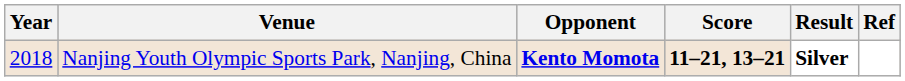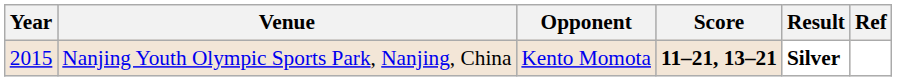(31, 57) 2018 -> (31, 57) 2015
(590, 57) bold -> (586, 57) normal
